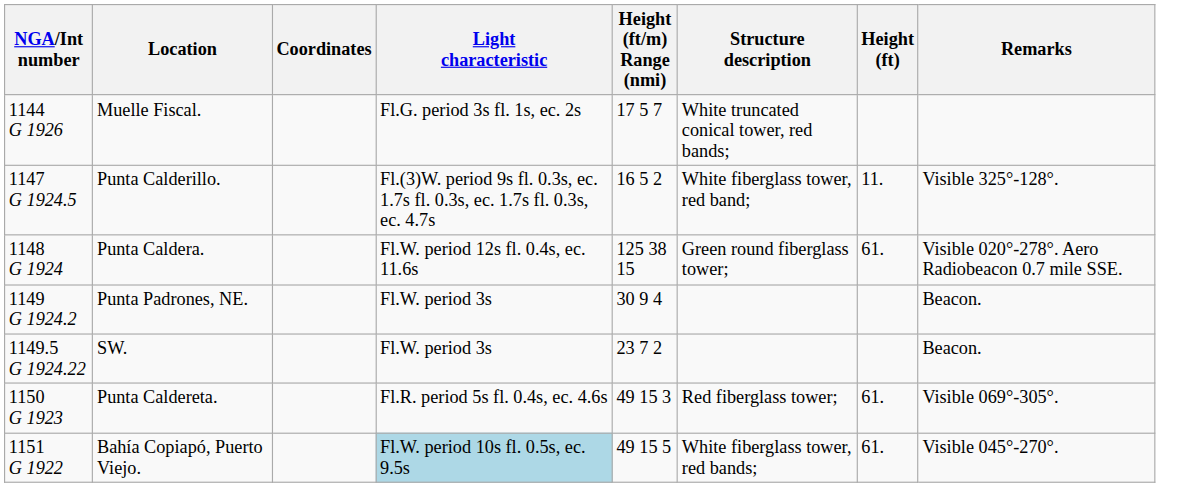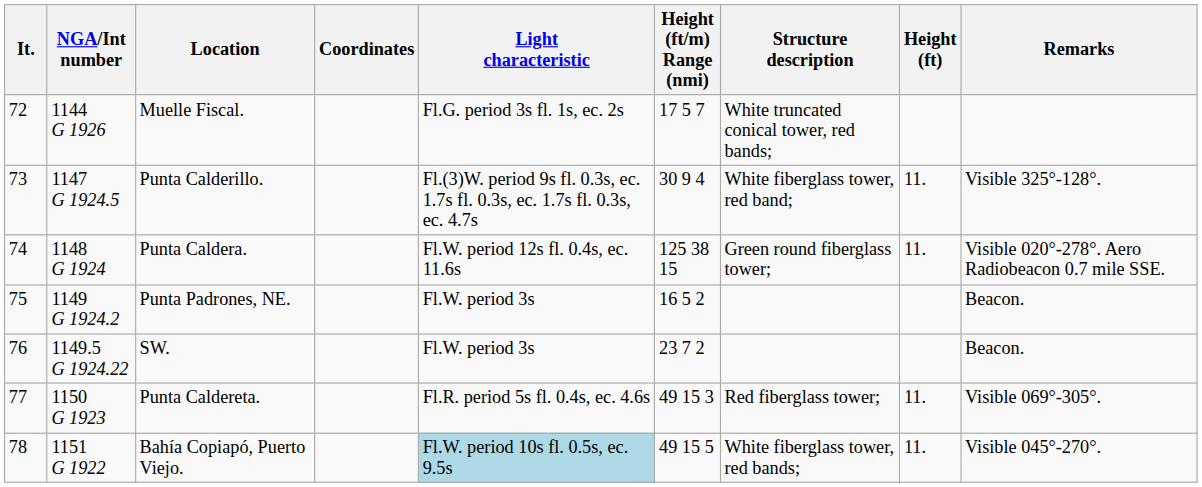+ column: (26, 49)
(639, 179) 16 5 2 -> (682, 179) 30 9 4
(873, 249) 61. -> (915, 249) 11.
(639, 298) 30 9 4 -> (682, 298) 16 5 2
(873, 397) 61. -> (915, 397) 11.
(873, 447) 61. -> (915, 447) 11.
